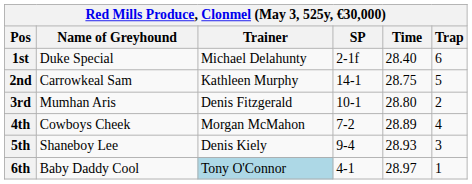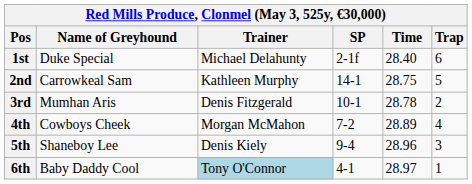(401, 102) 28.80 -> (401, 102) 28.78
(401, 146) 28.93 -> (401, 146) 28.96
